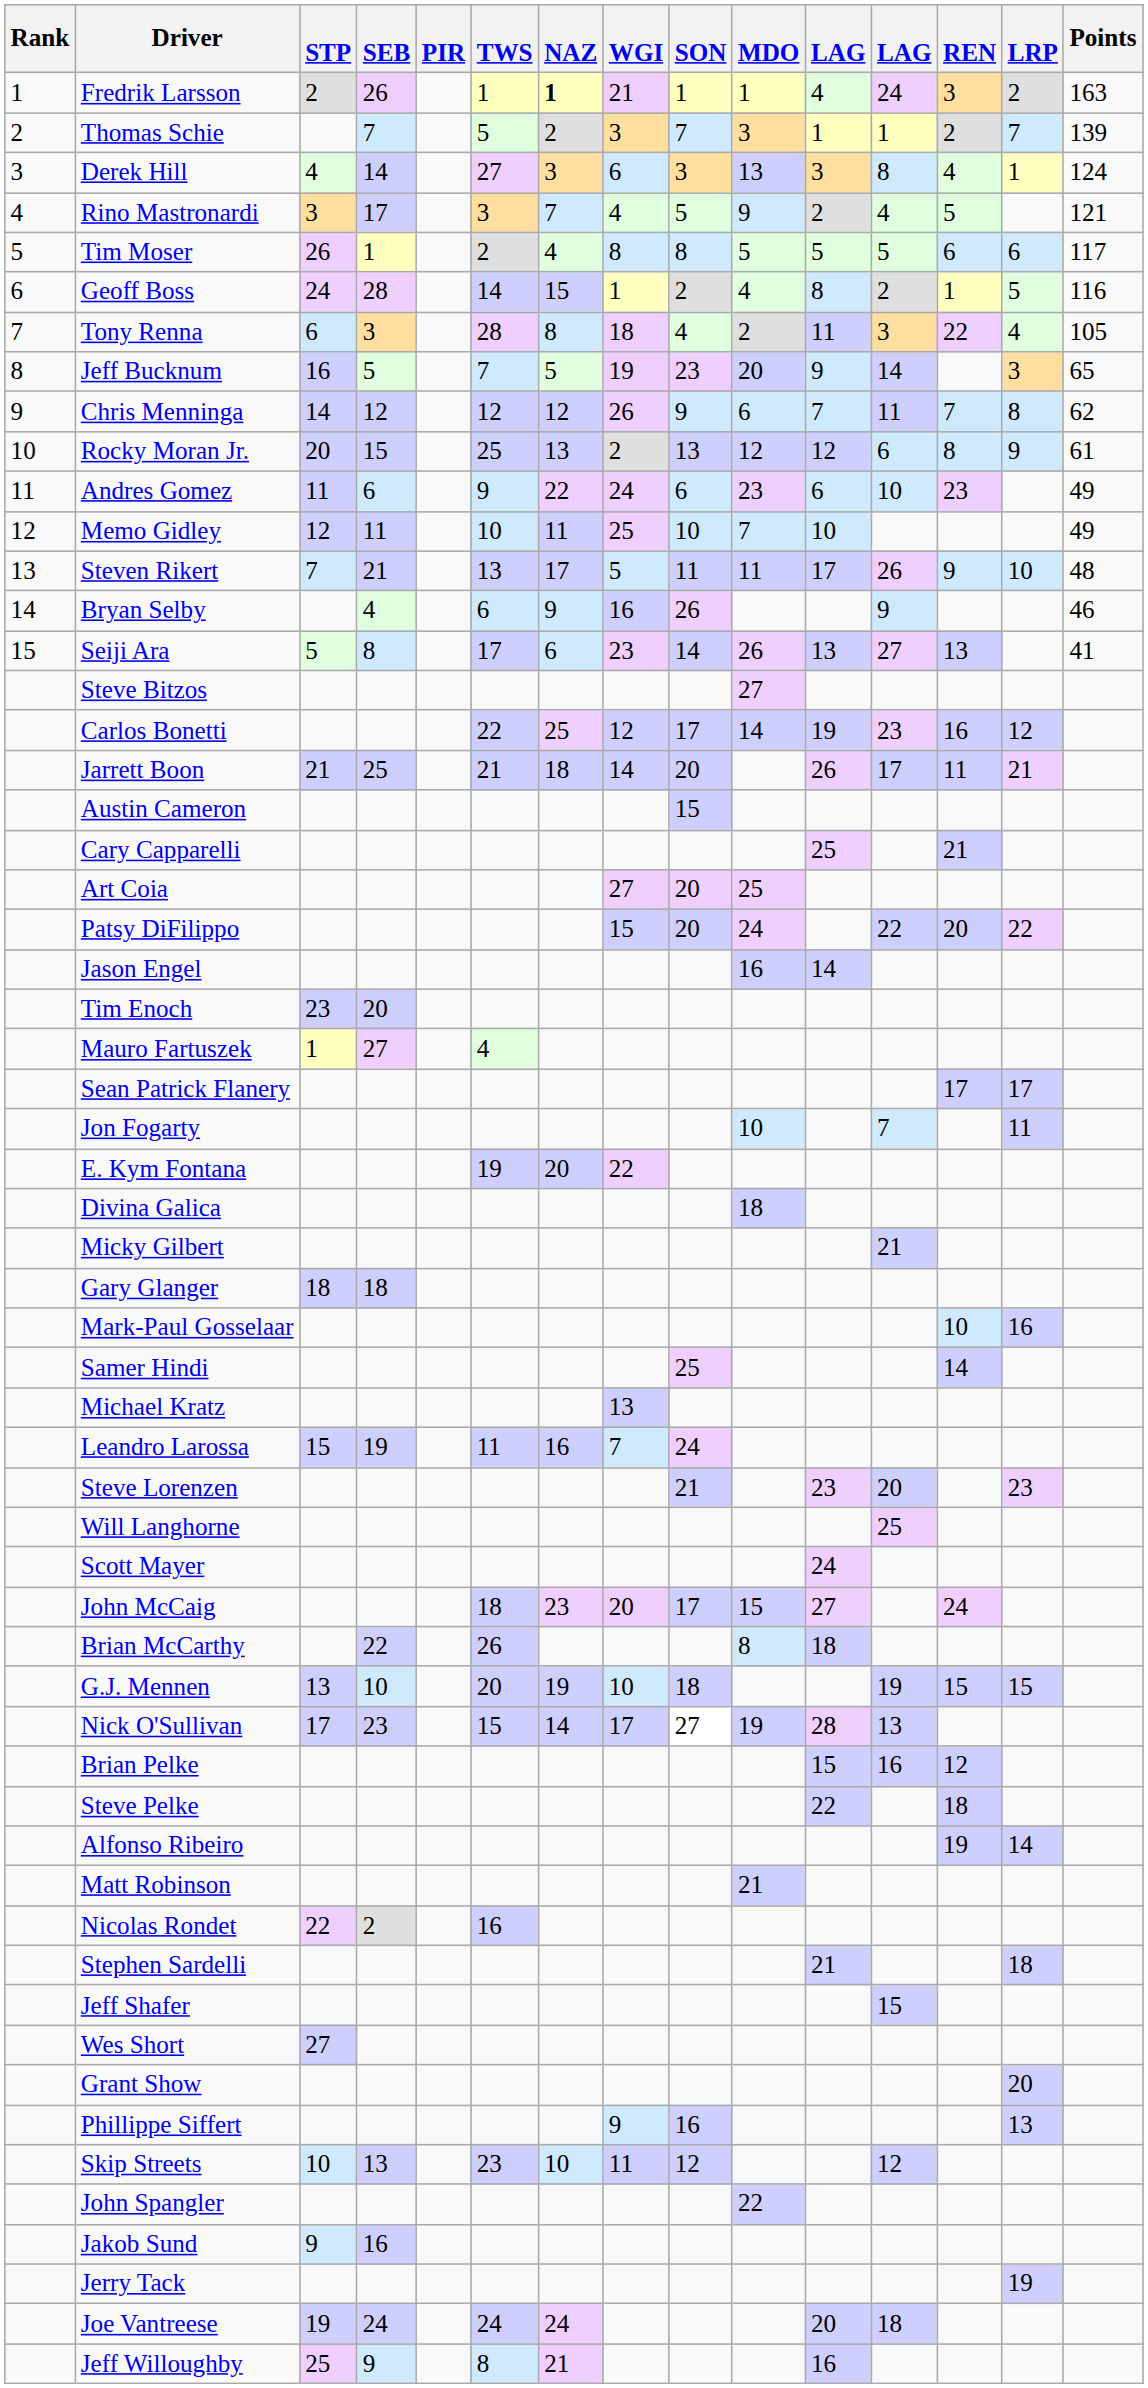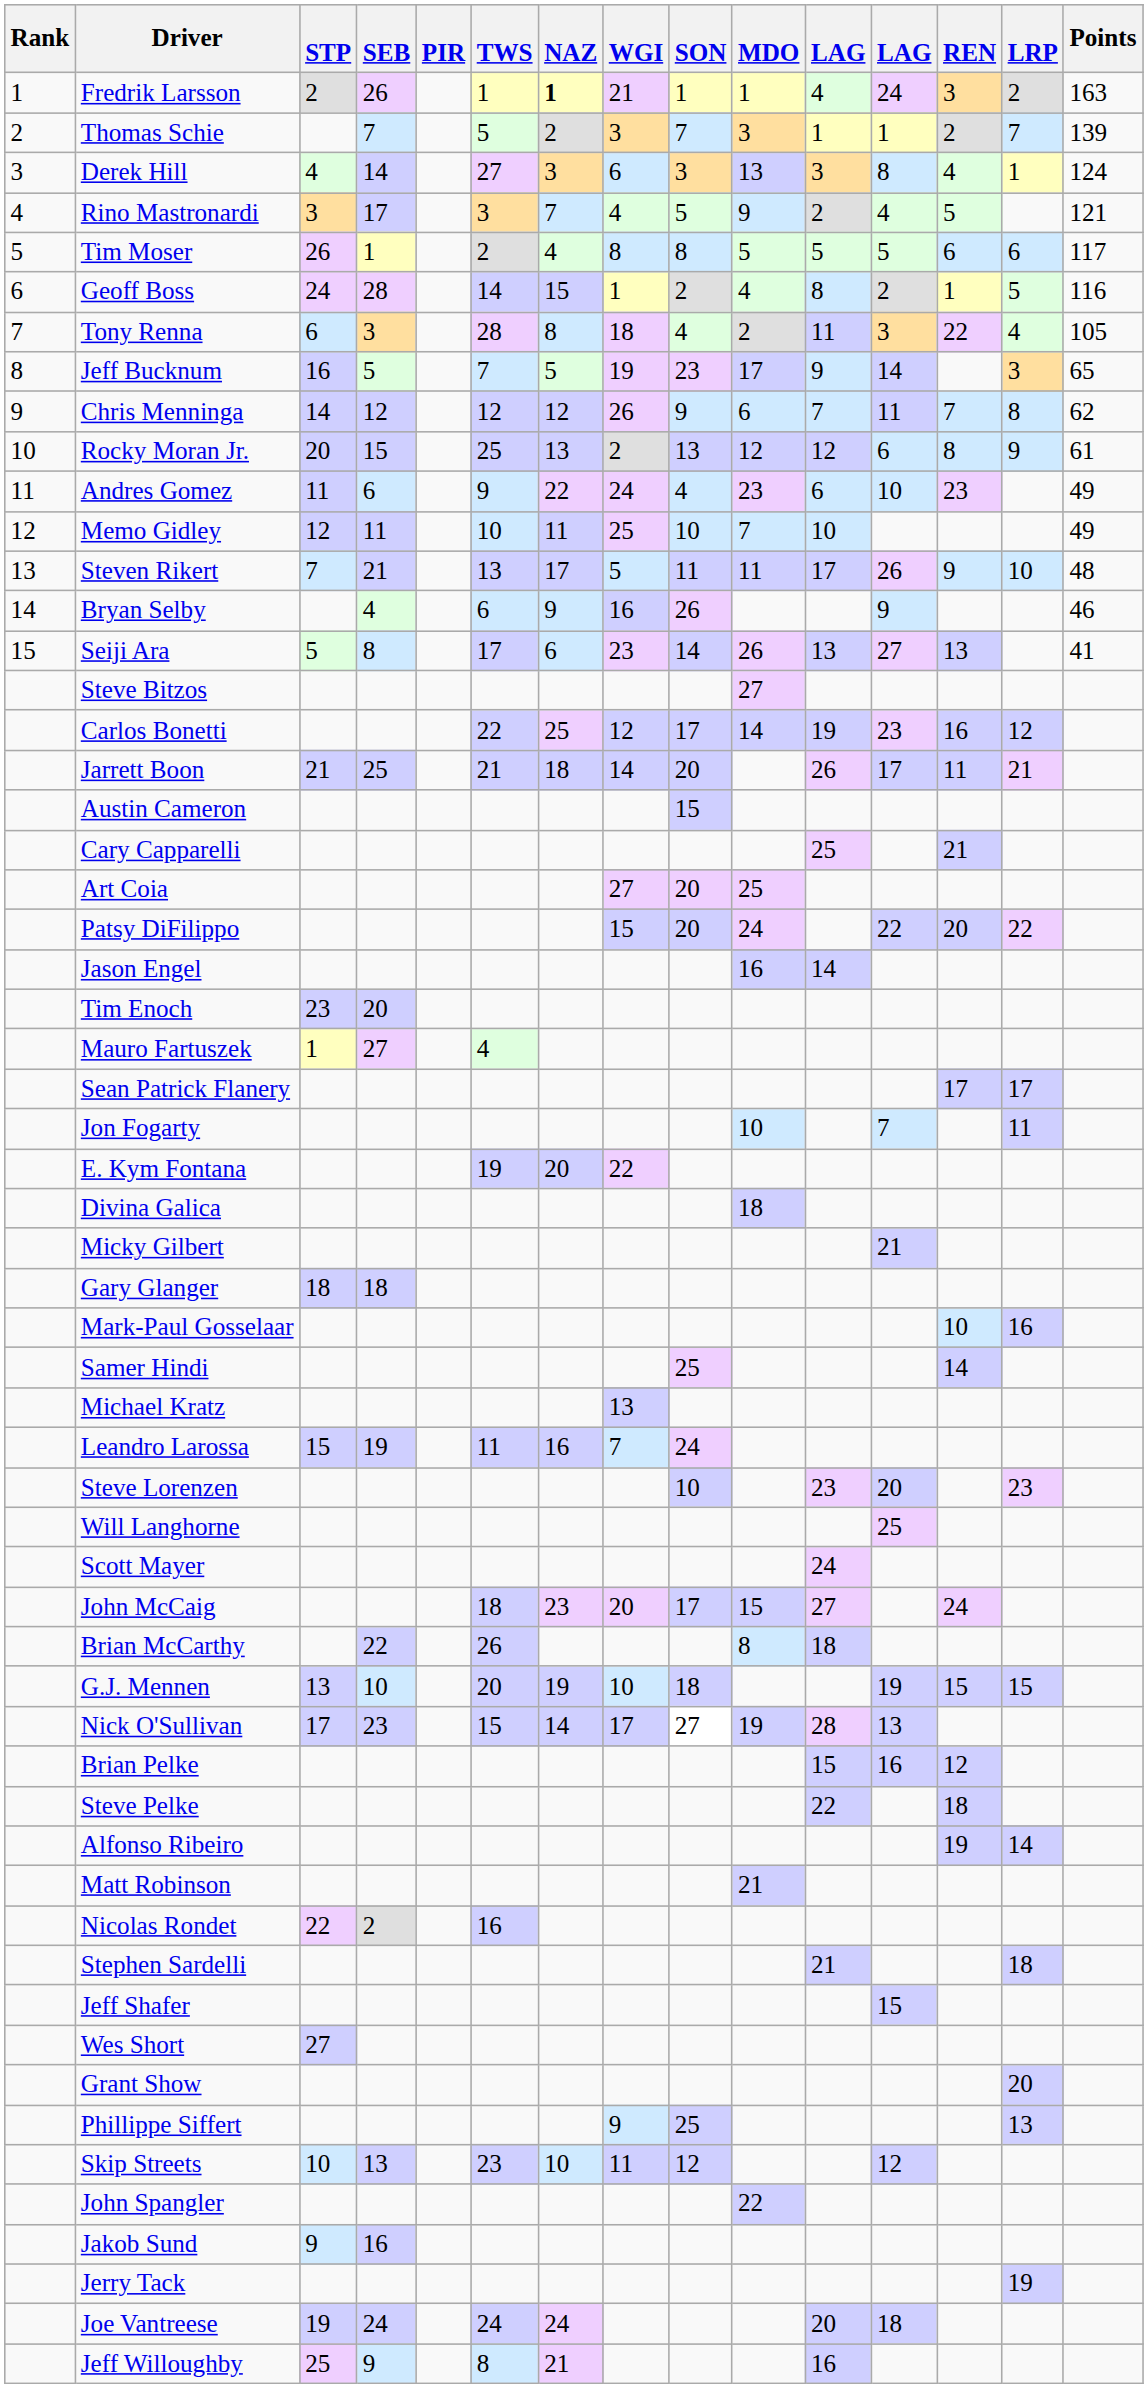(751, 371) 20 -> (751, 371) 17
(681, 490) 6 -> (681, 490) 4
(687, 1486) 21 -> (687, 1486) 10
(687, 2124) 16 -> (687, 2124) 25
